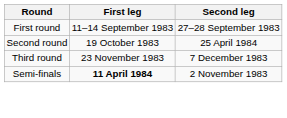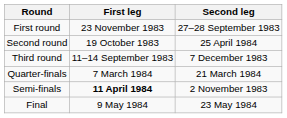(122, 27) 11–14 September 1983 -> (122, 27) 23 November 1983
(122, 58) 23 November 1983 -> (122, 58) 11–14 September 1983
+ row: (37, 74)
+ row: (37, 105)
